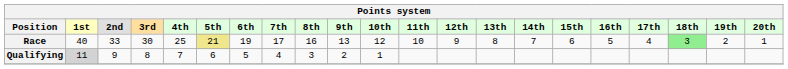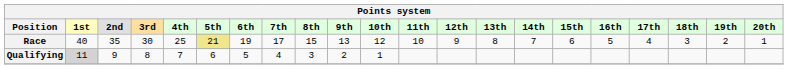(115, 41) 33 -> (115, 41) 35
(311, 41) 16 -> (311, 41) 15
(687, 41) lightgreen background -> (687, 41) no background
